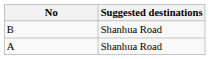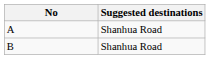rows swapped: (11, 46) <-> (10, 29)
